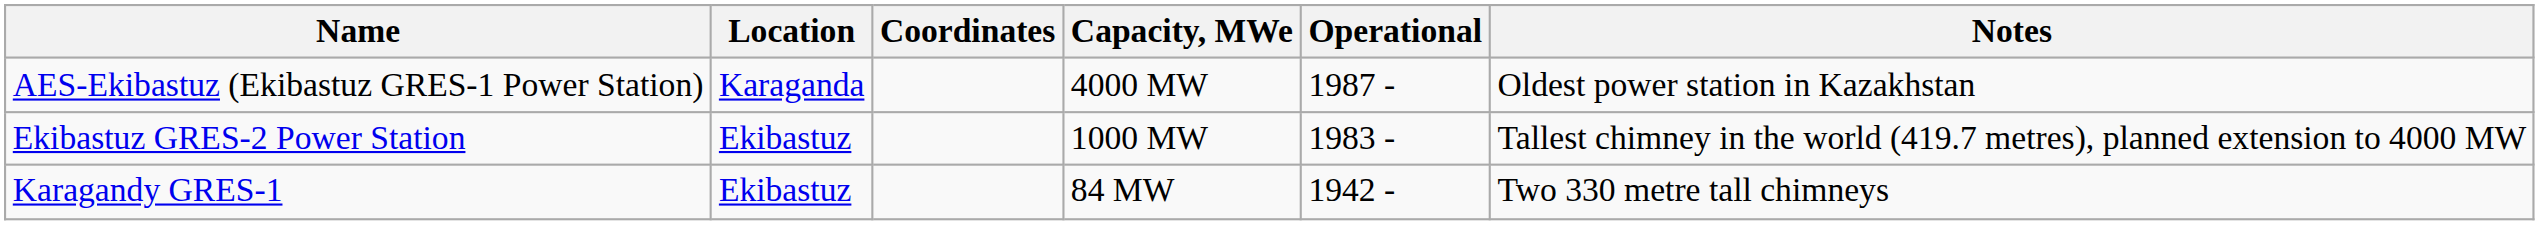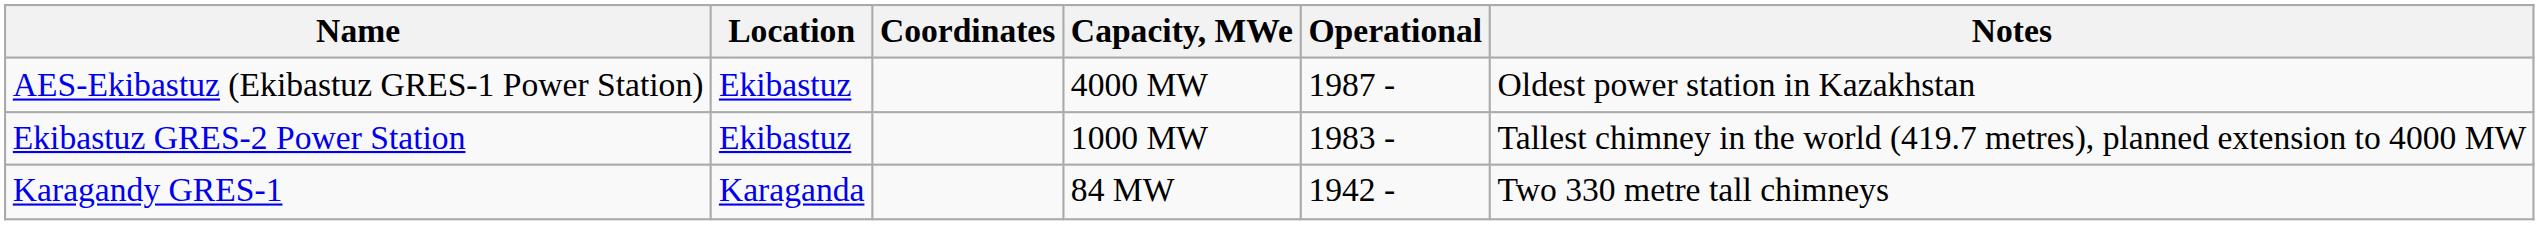(792, 84) Karaganda -> (785, 84) Ekibastuz
(785, 191) Ekibastuz -> (792, 191) Karaganda
